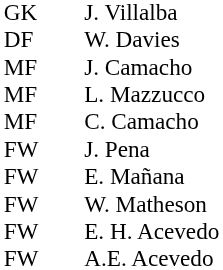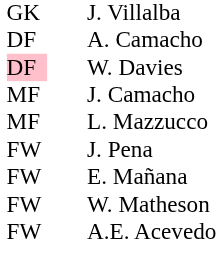+ row: (145, 39)
(19, 39) no background -> (21, 67) pink background
- row: (141, 121)
- row: (152, 231)
